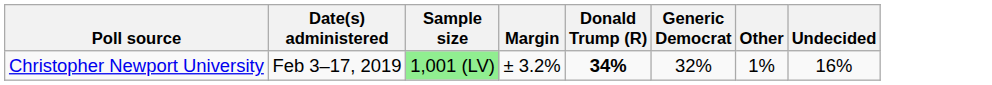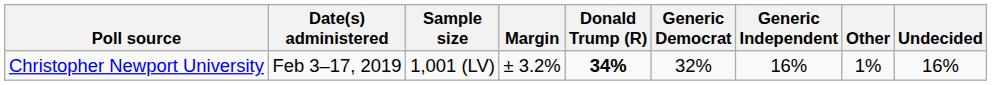+ column: (789, 28)
(453, 66) lightgreen background -> (453, 66) no background
